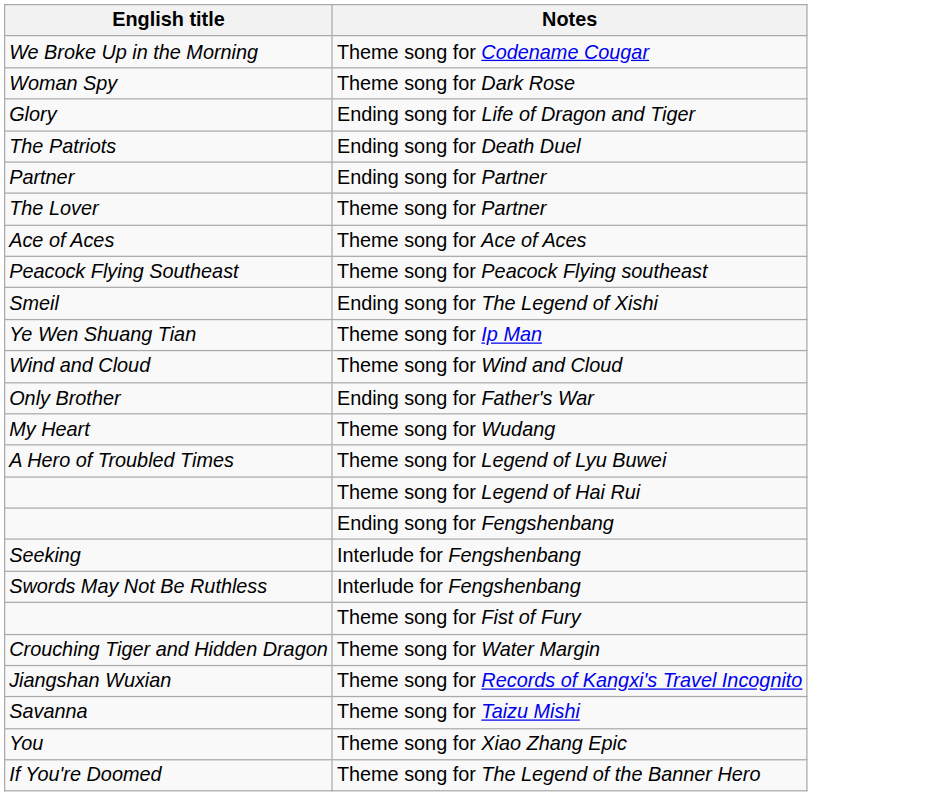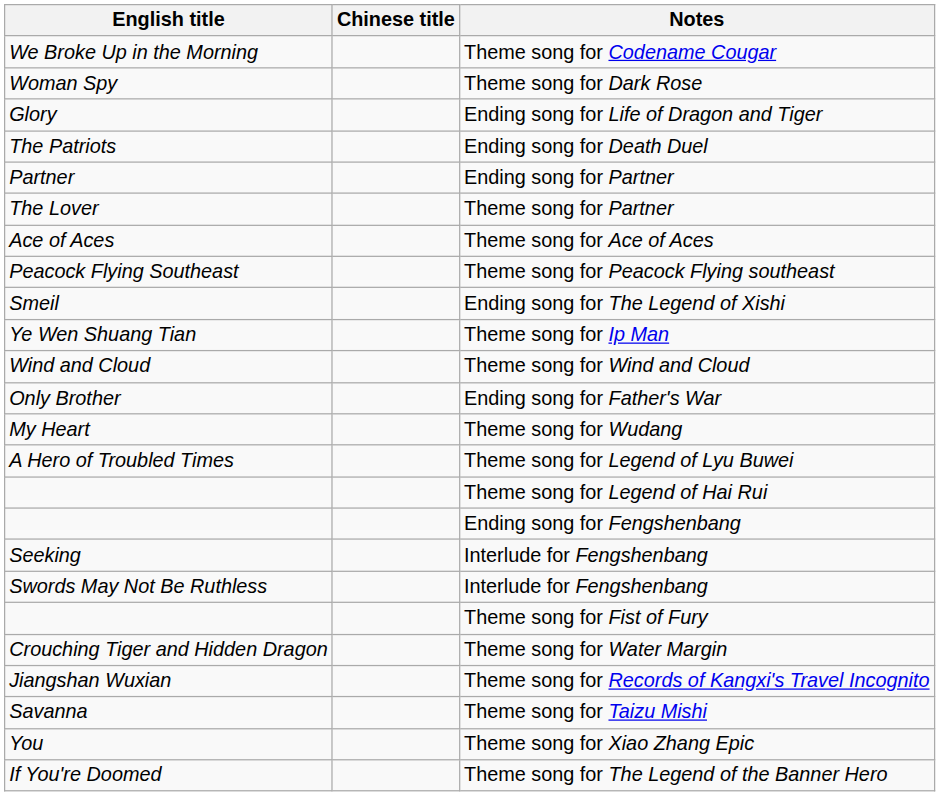+ column: (396, 20)
